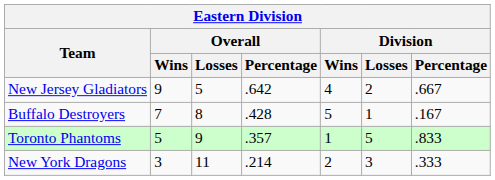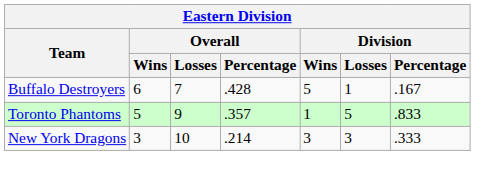- row: (78, 89)
(158, 114) 7 -> (137, 89) 6
(199, 114) 8 -> (178, 89) 7
(202, 162) 11 -> (182, 138) 10
(328, 162) 2 -> (307, 138) 3
